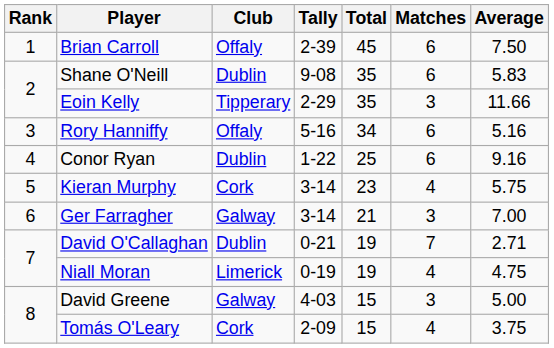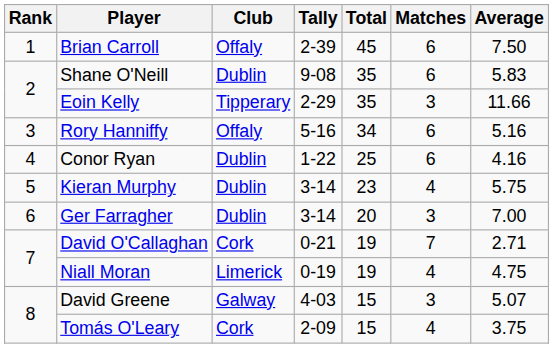(509, 159) 9.16 -> (509, 159) 4.16
(235, 187) Cork -> (241, 187) Dublin
(246, 215) Galway -> (241, 215) Dublin
(366, 215) 21 -> (366, 215) 20
(241, 243) Dublin -> (235, 243) Cork
(509, 300) 5.00 -> (509, 300) 5.07
